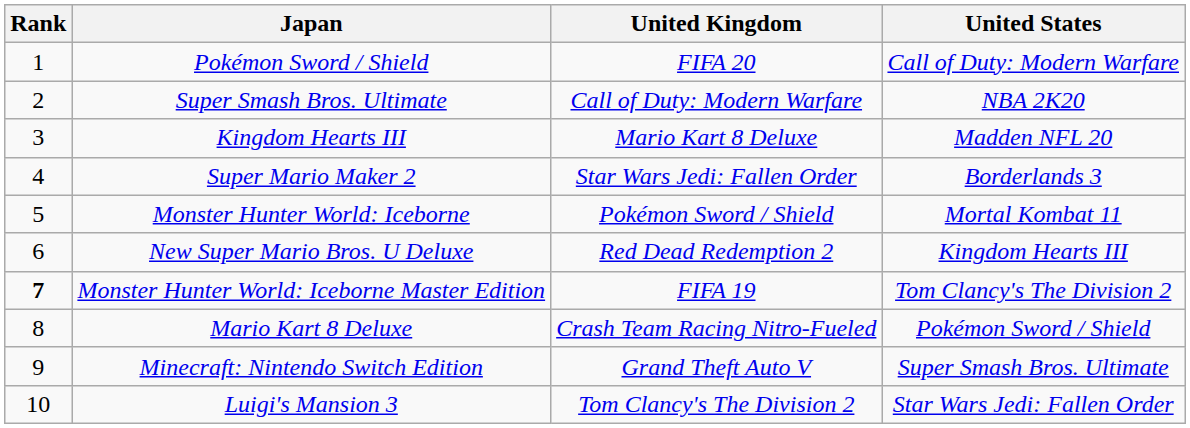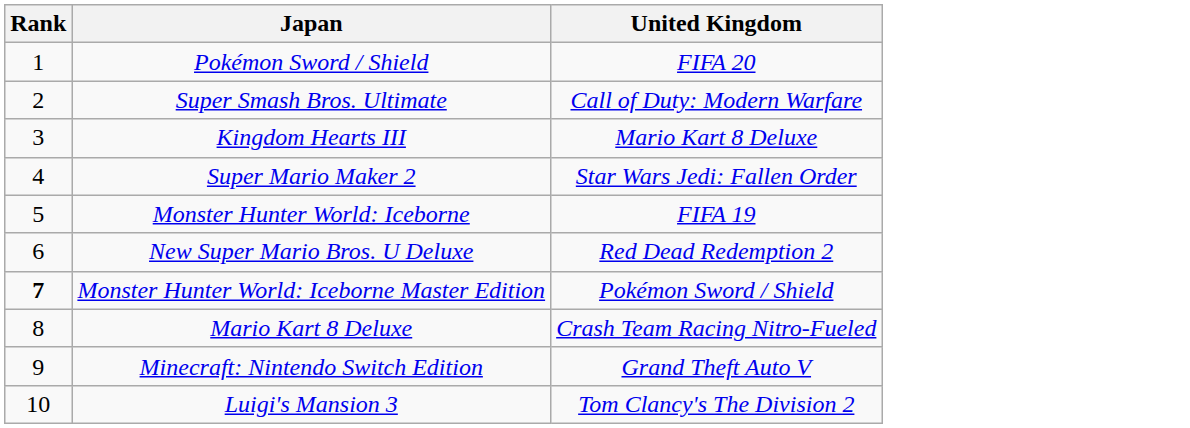- column: (1033, 23)
(716, 213) Pokémon Sword / Shield -> (716, 213) FIFA 19
(716, 289) FIFA 19 -> (716, 289) Pokémon Sword / Shield
